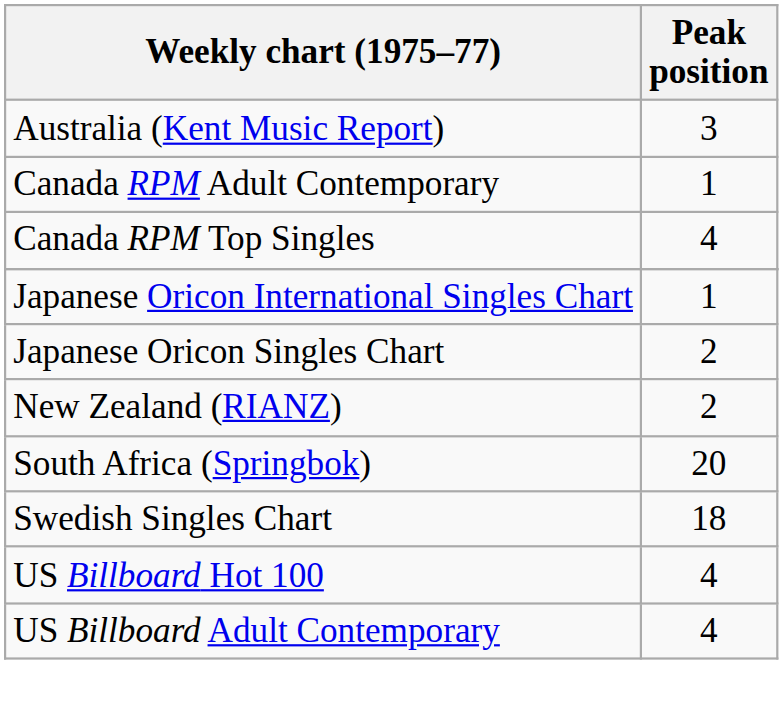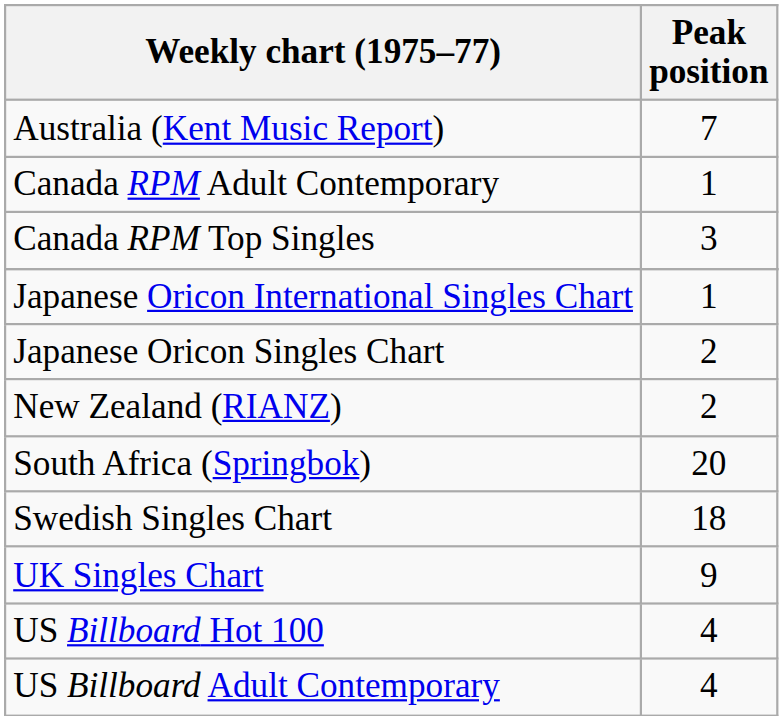(709, 127) 3 -> (709, 127) 7
(709, 239) 4 -> (709, 239) 3
+ row: (138, 574)
